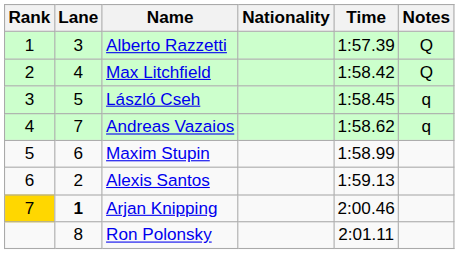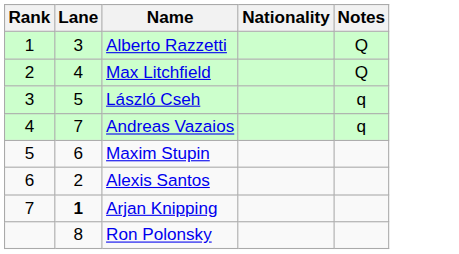- column: (366, 18)
(29, 208) gold background -> (29, 208) no background
